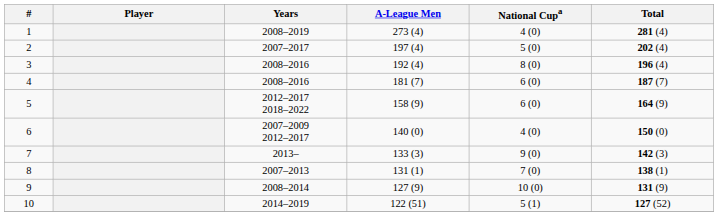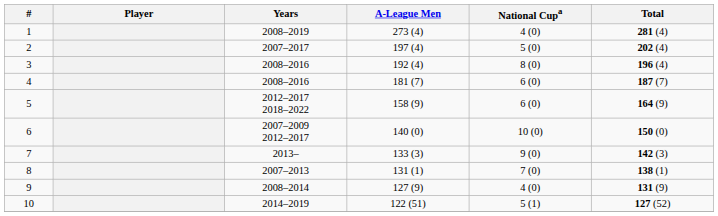(530, 132) 4 (0) -> (530, 132) 10 (0)
(530, 187) 10 (0) -> (530, 187) 4 (0)
